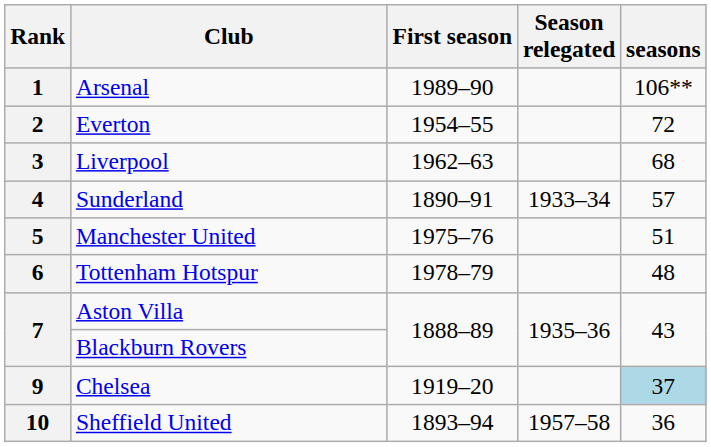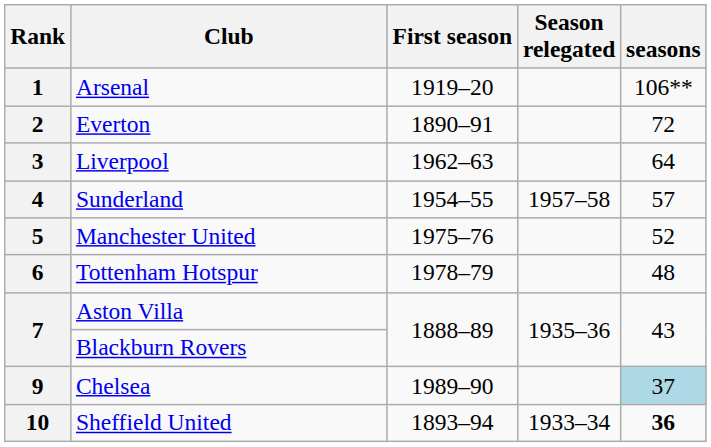(452, 86) 1989–90 -> (452, 86) 1919–20
(452, 124) 1954–55 -> (452, 124) 1890–91
(663, 161) 68 -> (663, 161) 64
(452, 198) 1890–91 -> (452, 198) 1954–55
(569, 198) 1933–34 -> (569, 198) 1957–58
(663, 236) 51 -> (663, 236) 52
(452, 385) 1919–20 -> (452, 385) 1989–90
(569, 422) 1957–58 -> (569, 422) 1933–34
(663, 422) normal -> (663, 422) bold
